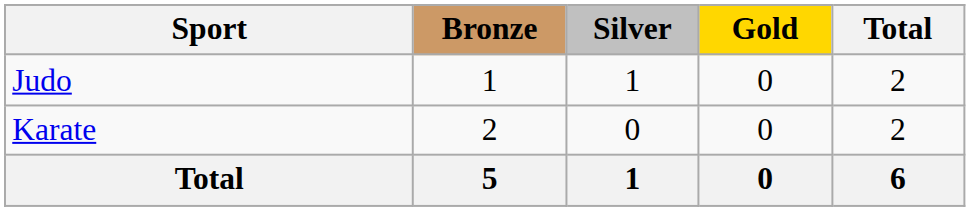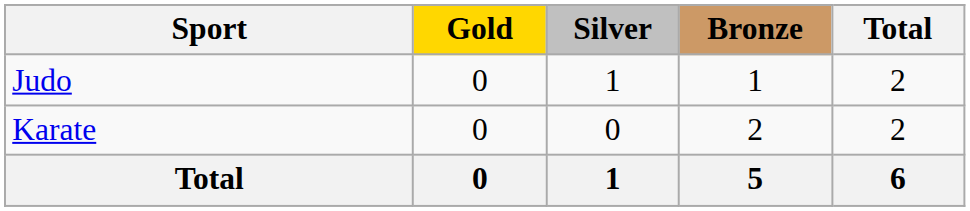columns swapped: (765, 29) <-> (490, 29)
